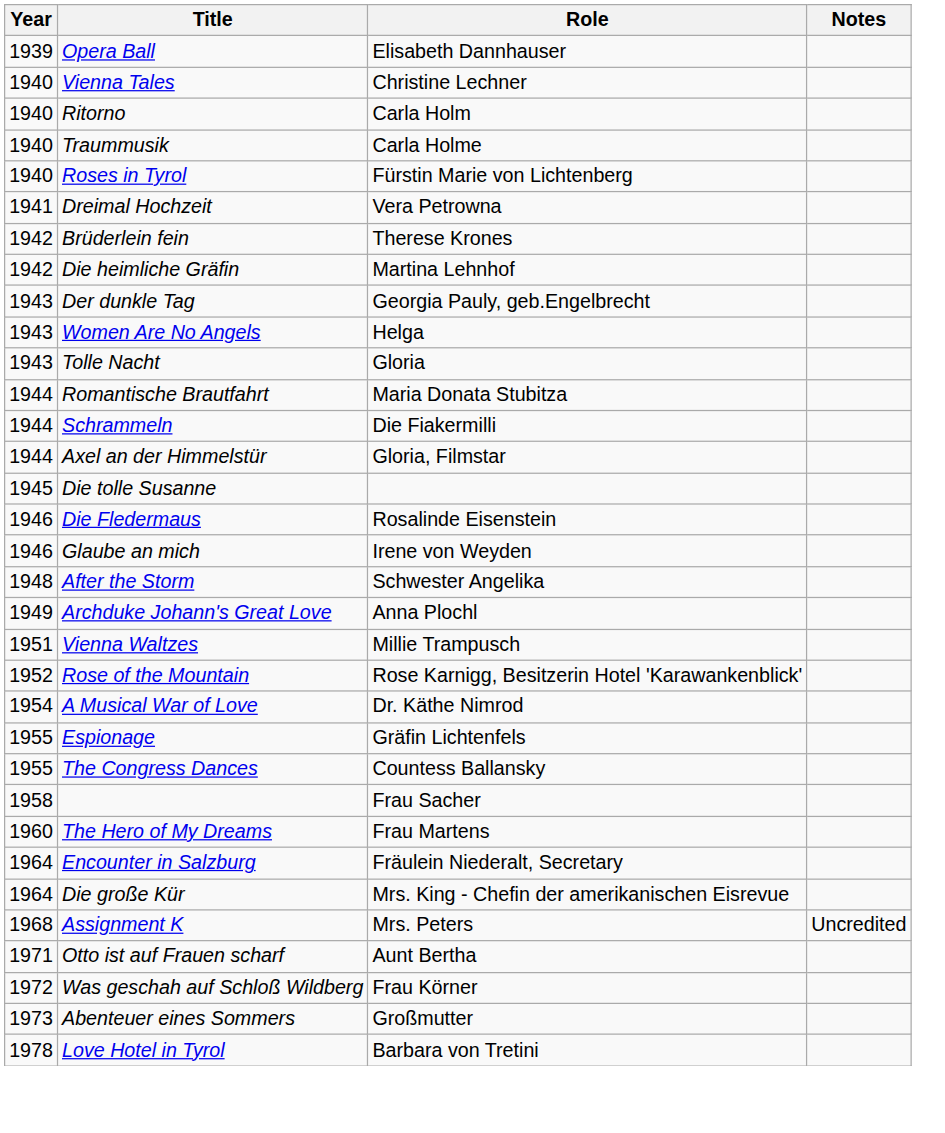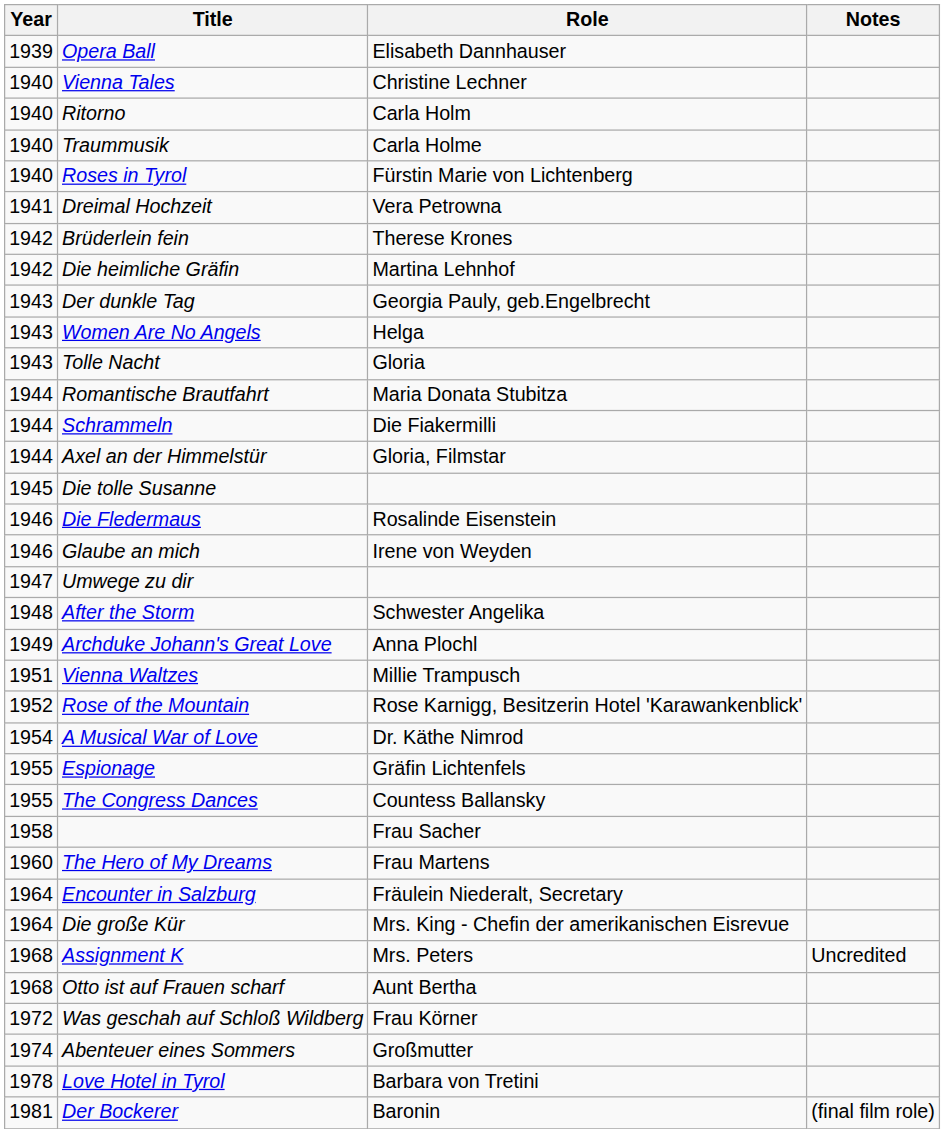+ row: (128, 581)
(31, 956) 1971 -> (31, 987) 1968
(31, 1018) 1973 -> (31, 1050) 1974
+ row: (120, 1112)
